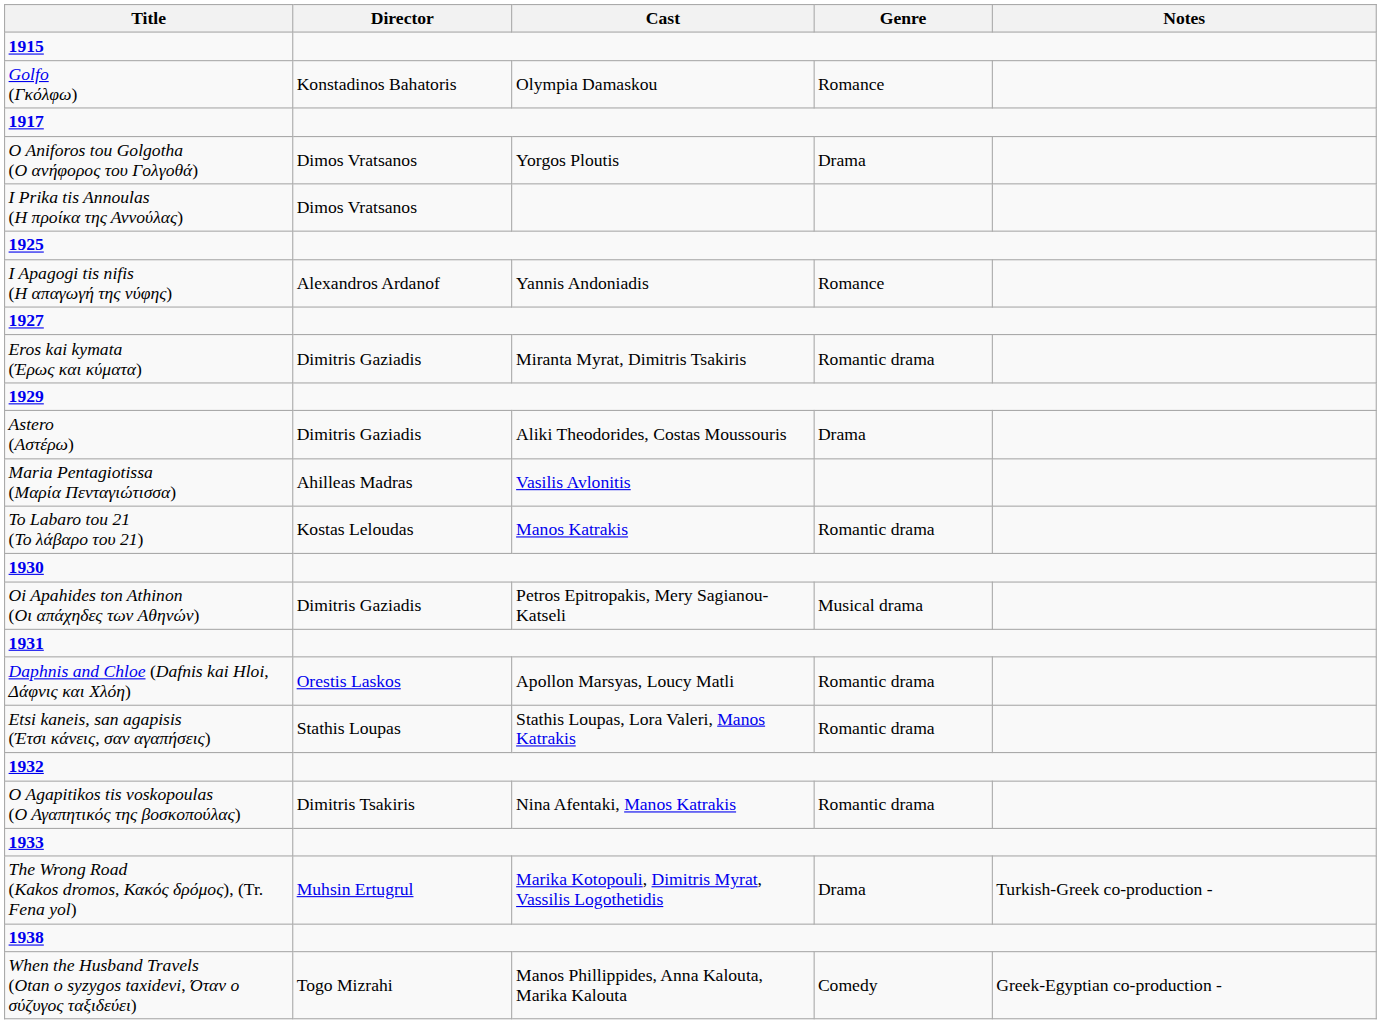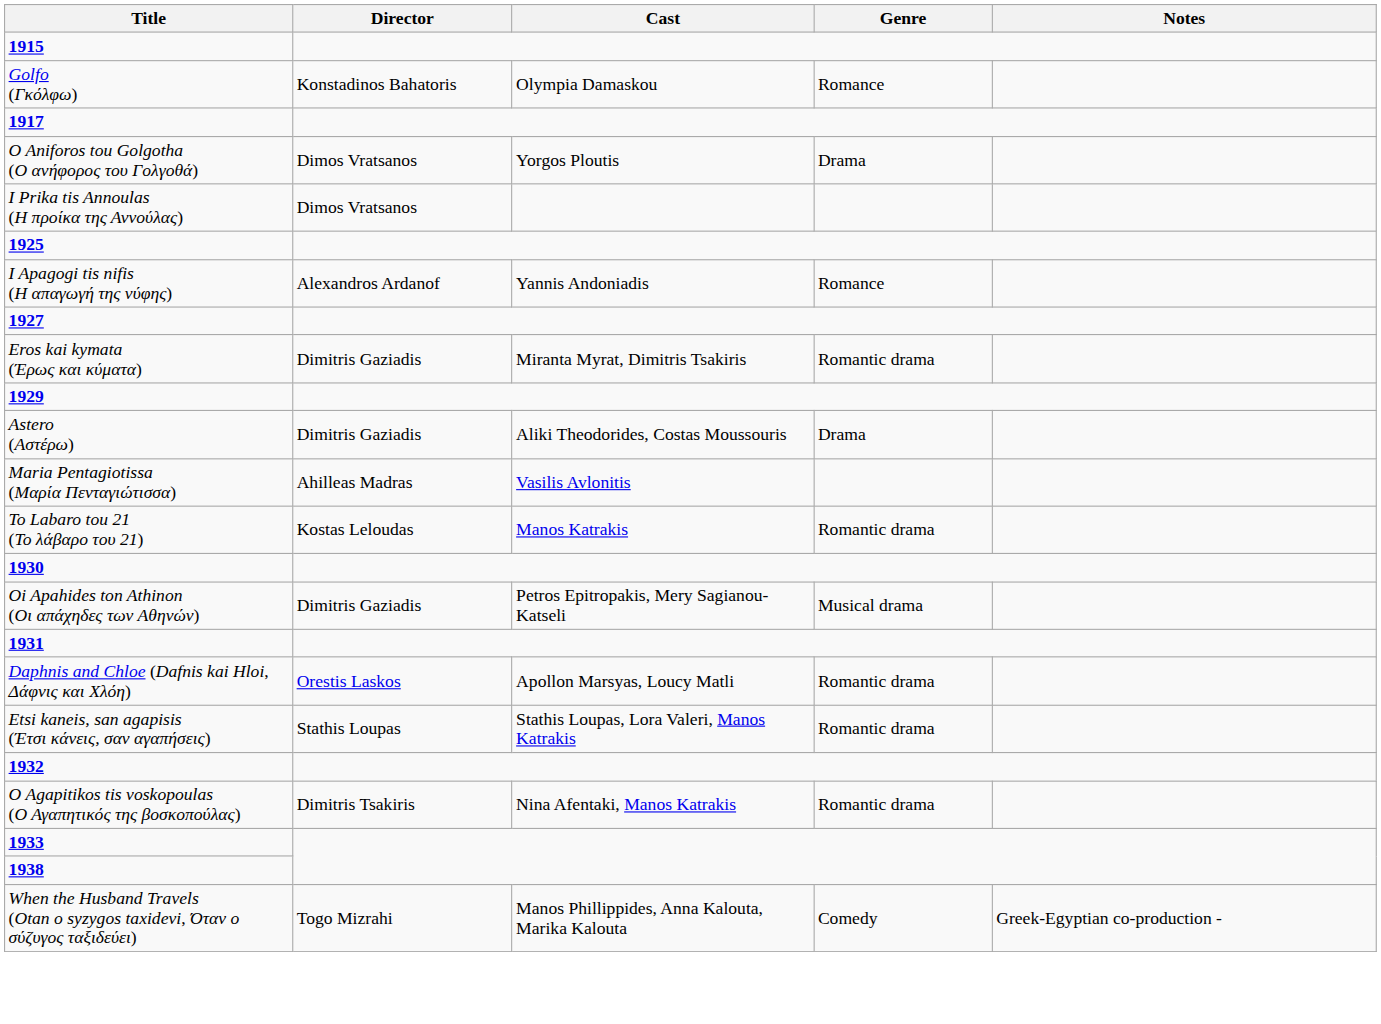- row: (136, 889)
